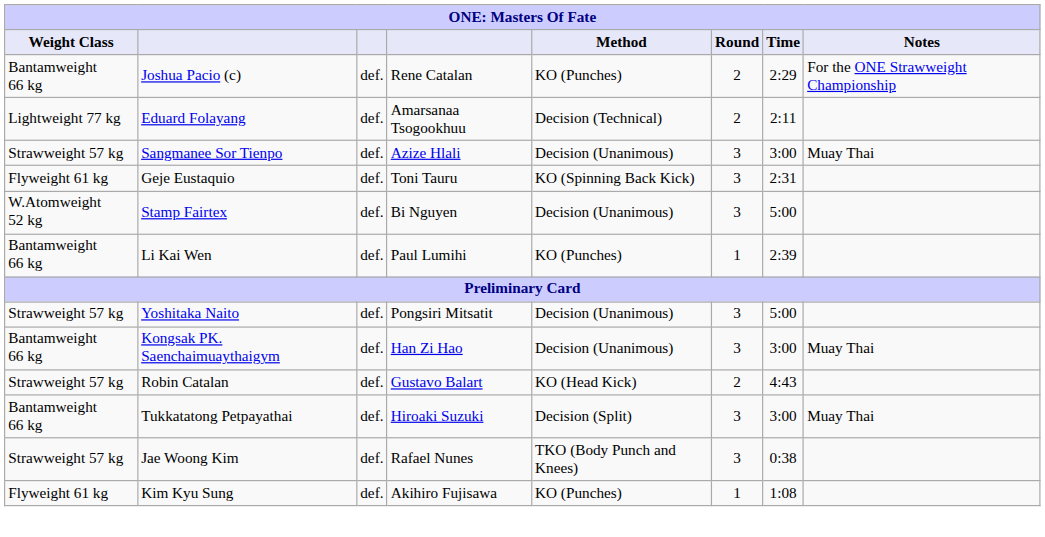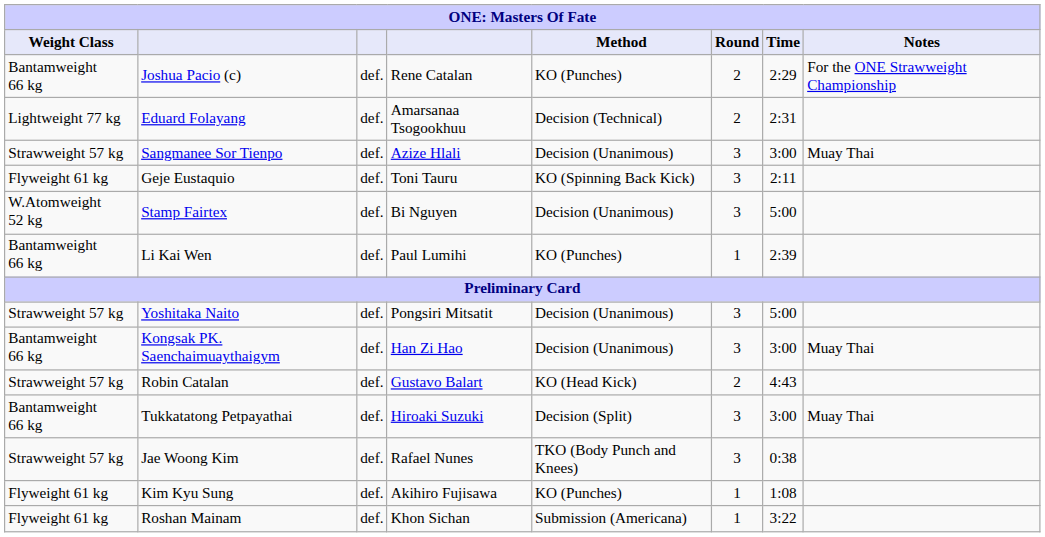(783, 118) 2:11 -> (783, 118) 2:31
(783, 178) 2:31 -> (783, 178) 2:11
+ row: (191, 518)
